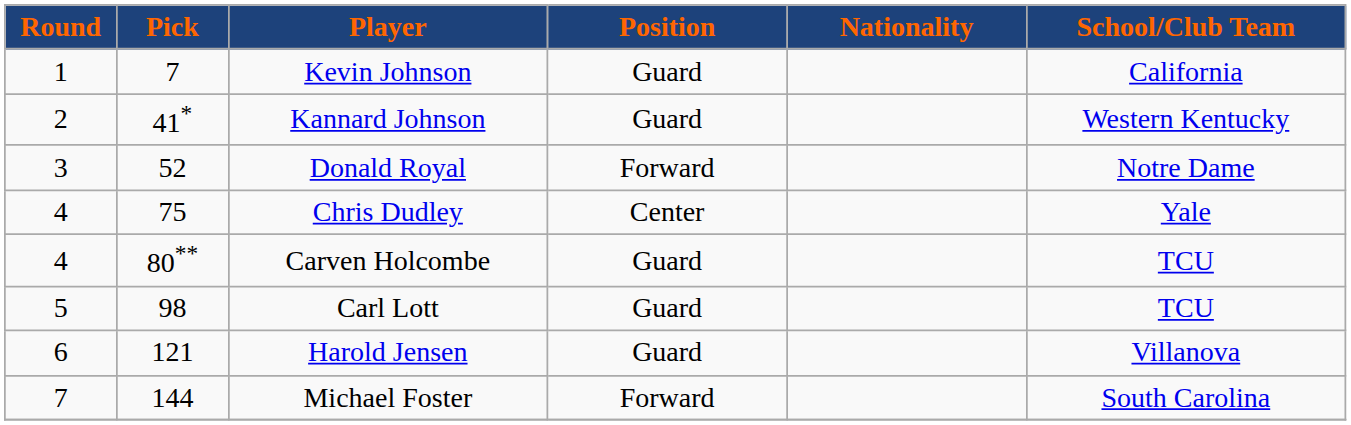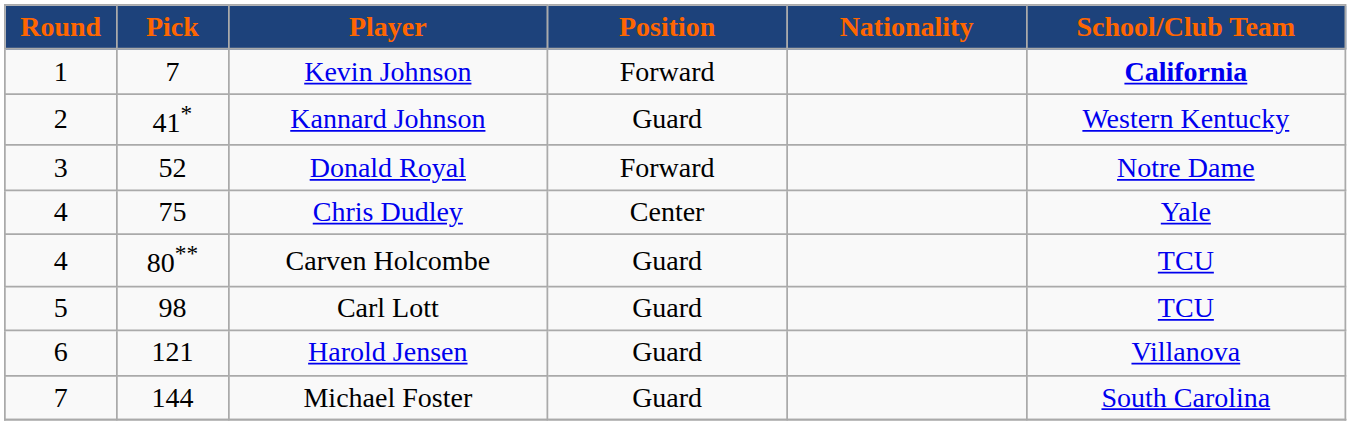(667, 71) Guard -> (667, 71) Forward
(1186, 71) normal -> (1186, 71) bold
(667, 397) Forward -> (667, 397) Guard
